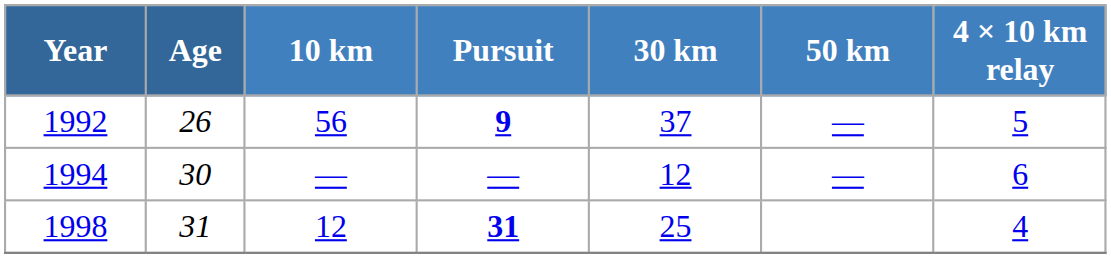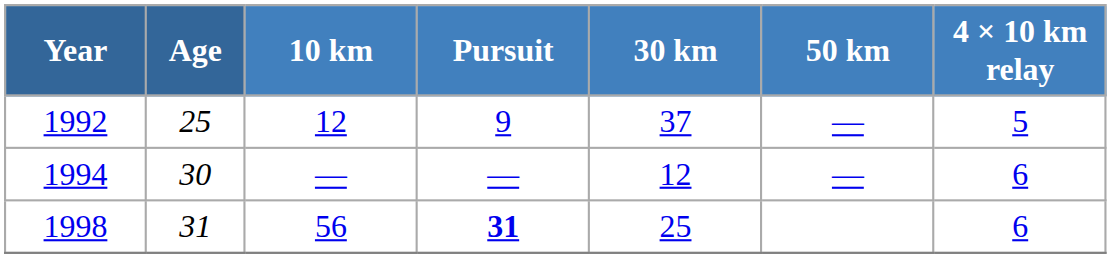(195, 121) 26 -> (195, 121) 25
(331, 121) 56 -> (331, 121) 12
(503, 121) bold -> (503, 121) normal
(331, 226) 12 -> (331, 226) 56
(1020, 226) 4 -> (1020, 226) 6
